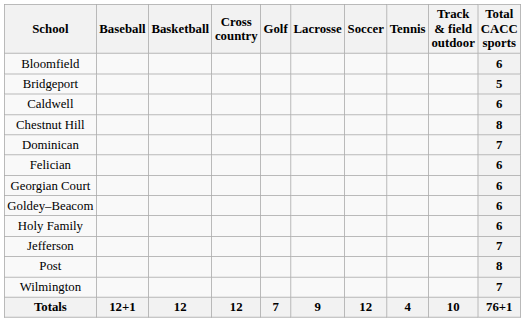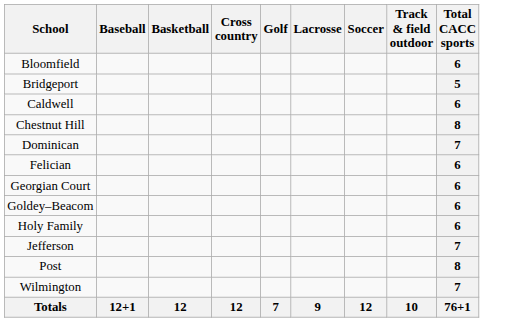- column: (408, 29)
